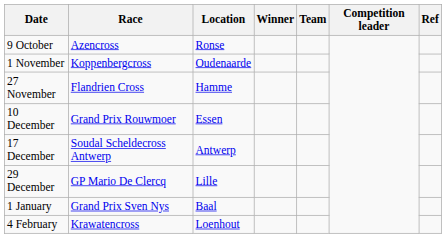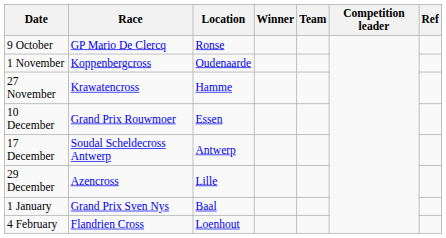(95, 44) Azencross -> (118, 44) GP Mario De Clercq
(107, 87) Flandrien Cross -> (105, 87) Krawatencross
(118, 181) GP Mario De Clercq -> (95, 181) Azencross
(105, 224) Krawatencross -> (107, 224) Flandrien Cross
